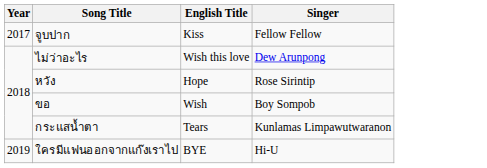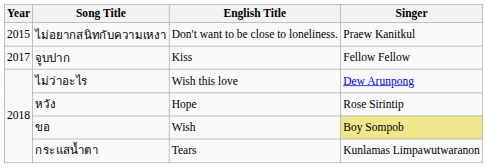+ row: (101, 34)
(285, 104) no background -> (373, 127) khaki background
- row: (107, 151)
